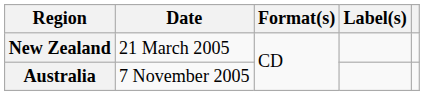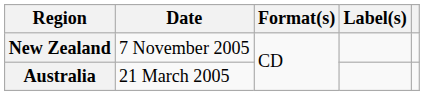(174, 47) 21 March 2005 -> (184, 47) 7 November 2005
(184, 76) 7 November 2005 -> (174, 76) 21 March 2005
